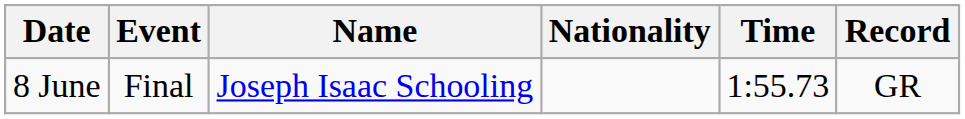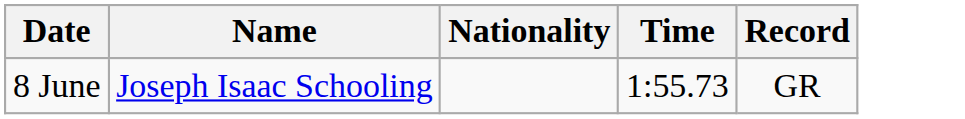- column: (159, 31)
